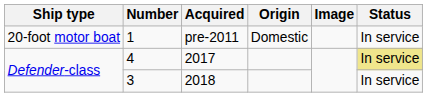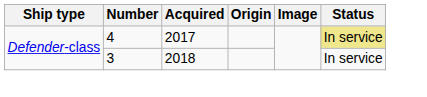- row: (130, 37)
